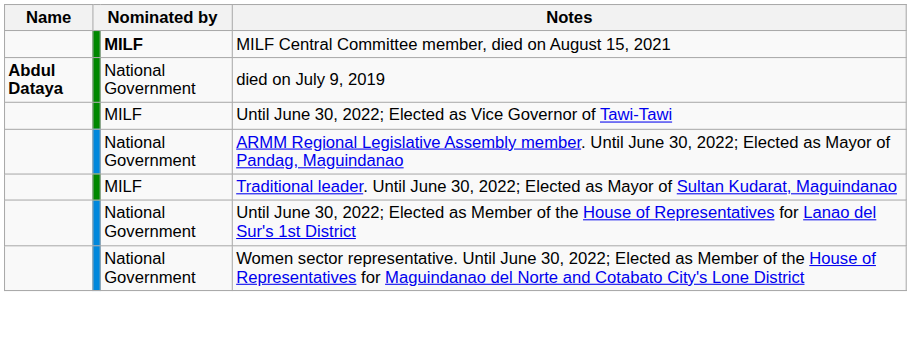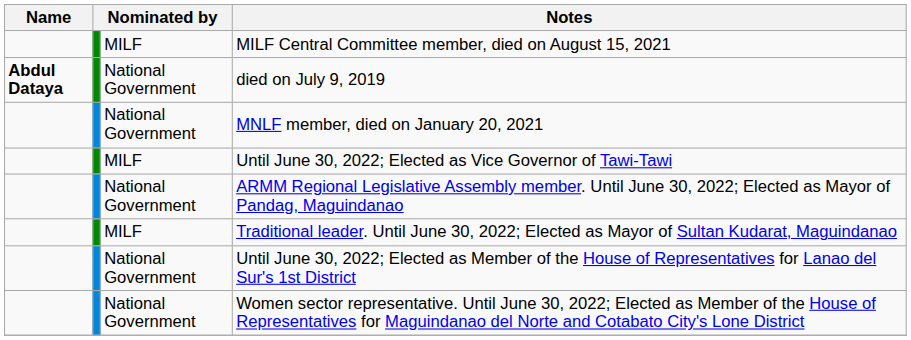(124, 44) bold -> (123, 44) normal
+ row: (390, 124)
